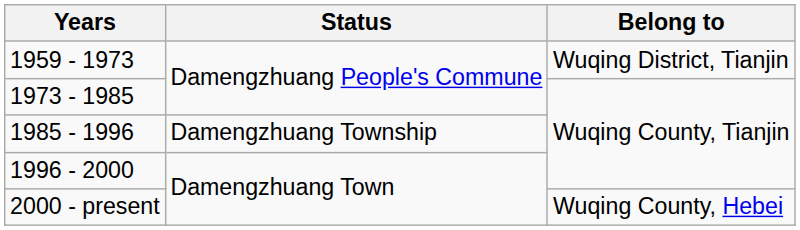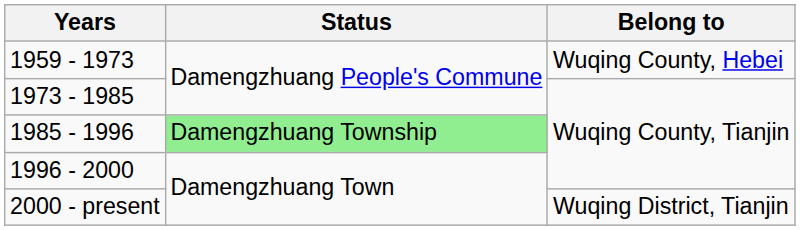(671, 59) Wuqing District, Tianjin -> (668, 59) Wuqing County, Hebei
(304, 133) no background -> (304, 133) lightgreen background
(668, 206) Wuqing County, Hebei -> (671, 206) Wuqing District, Tianjin
